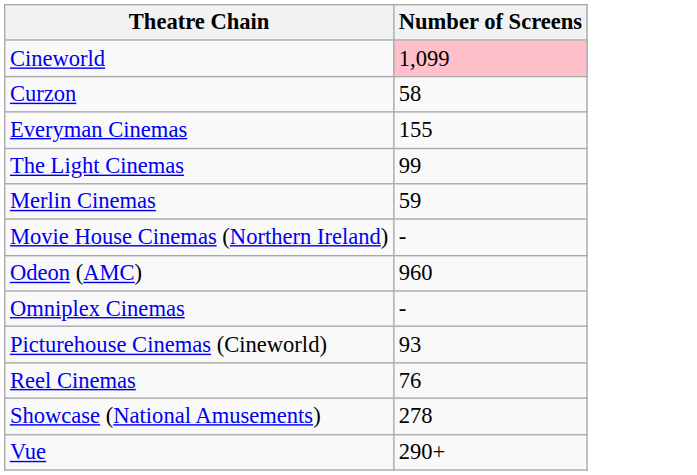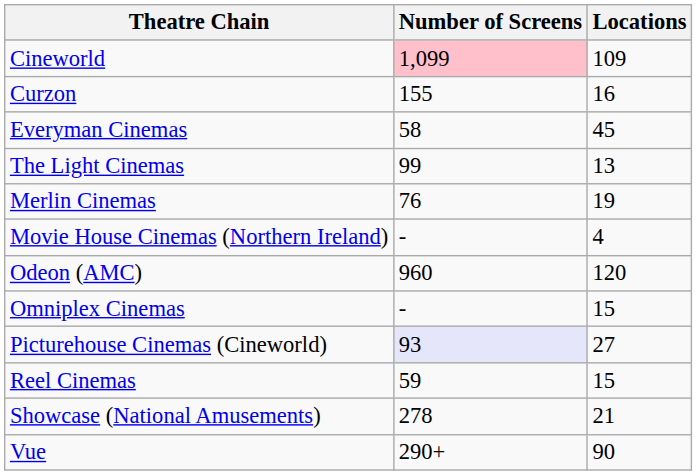+ column: (640, 22)
(410, 93) 58 -> (416, 93) 155
(416, 129) 155 -> (410, 129) 58
(410, 201) 59 -> (410, 201) 76
(410, 344) no background -> (410, 344) lavender background
(410, 380) 76 -> (410, 380) 59
